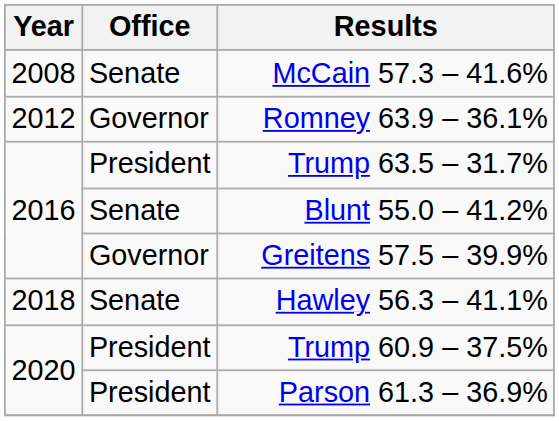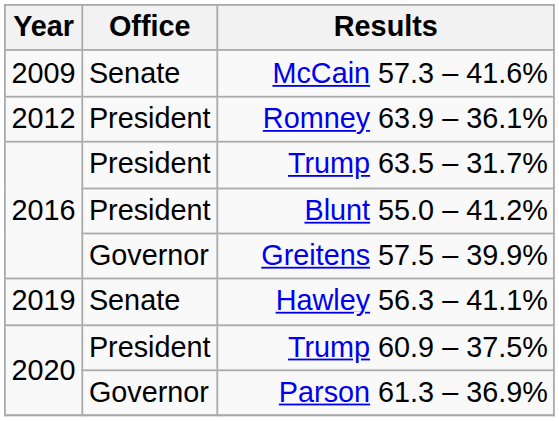(44, 73) 2008 -> (44, 73) 2009
(149, 118) Governor -> (150, 118) President
(135, 210) Senate -> (150, 210) President
(44, 301) 2018 -> (44, 301) 2019
(150, 392) President -> (149, 392) Governor
